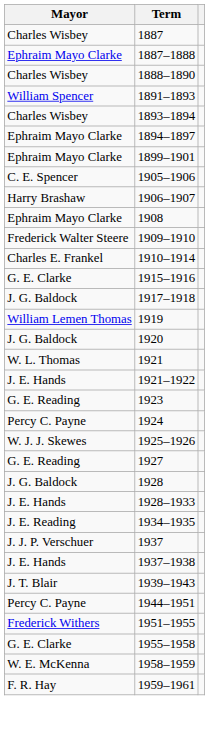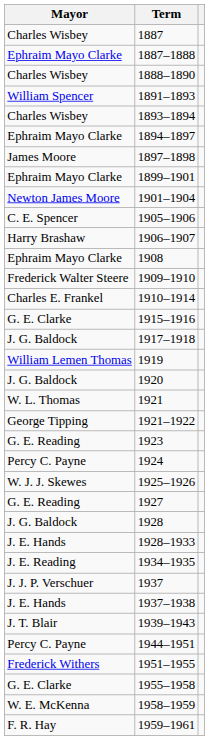+ row: (166, 156)
+ row: (166, 197)
(37, 380) J. E. Hands -> (48, 420) George Tipping
